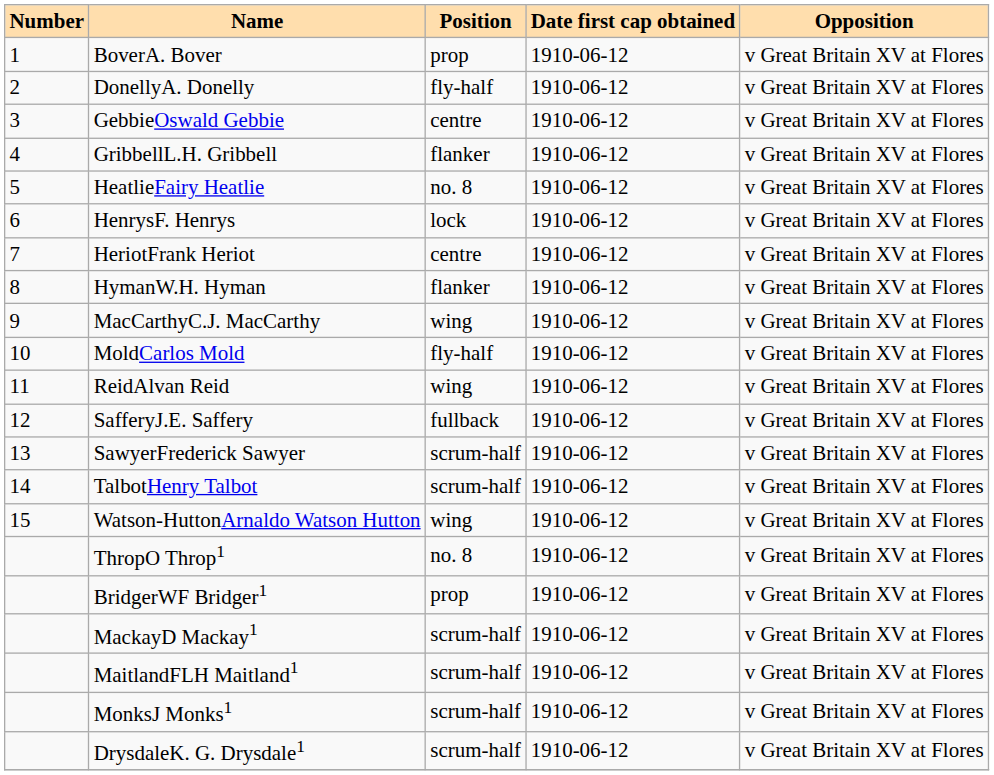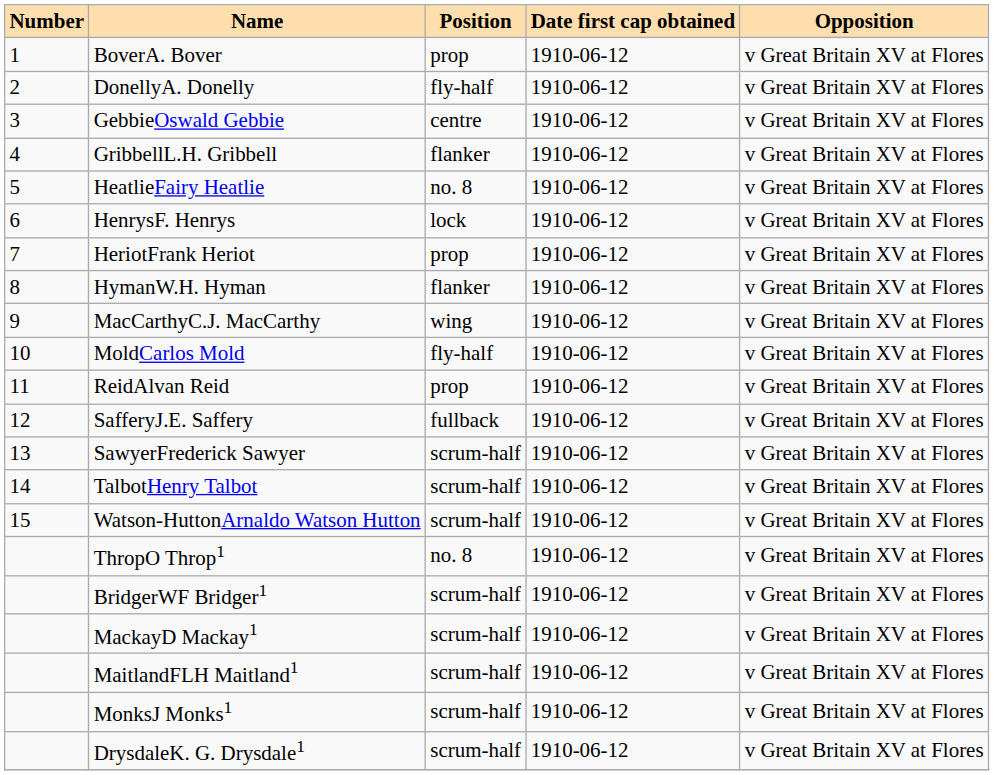(456, 253) centre -> (449, 253) prop
(451, 386) wing -> (449, 386) prop
(451, 519) wing -> (476, 519) scrum-half
(449, 594) prop -> (476, 594) scrum-half
